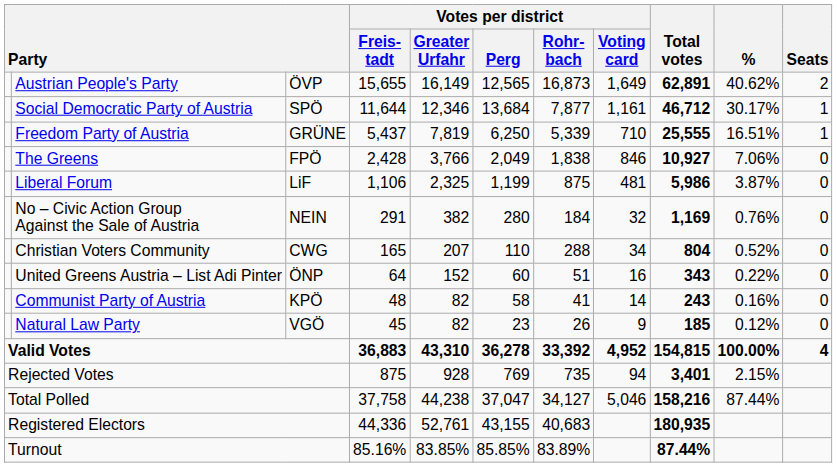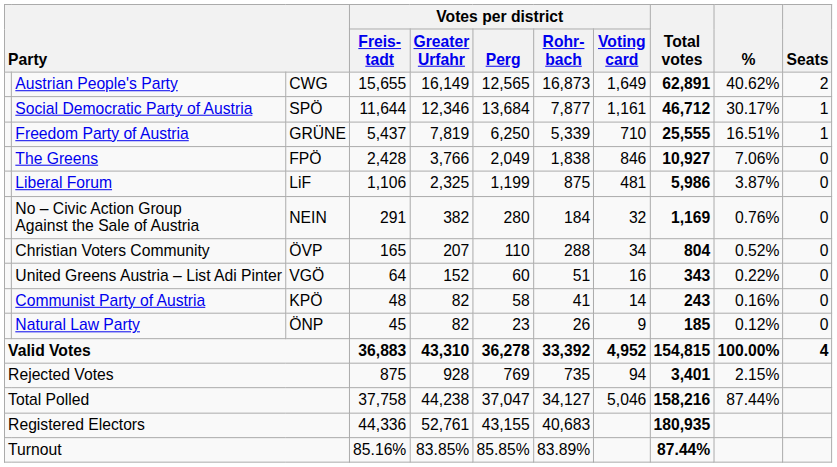(306, 84) ÖVP -> (308, 84) CWG
(308, 251) CWG -> (306, 251) ÖVP
(306, 276) ÖNP -> (307, 276) VGÖ
(307, 325) VGÖ -> (306, 325) ÖNP
